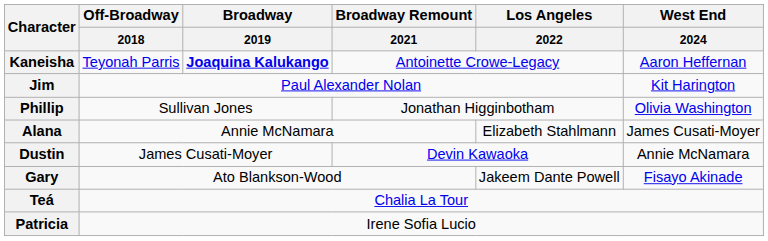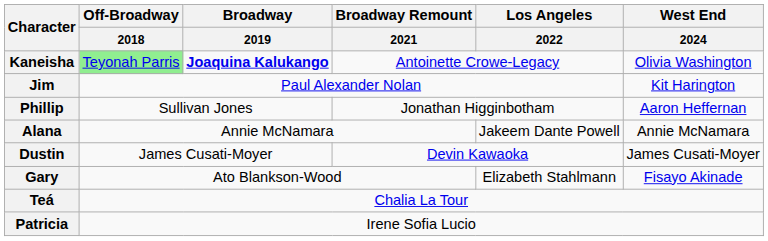(131, 62) no background -> (131, 62) lightgreen background
(693, 62) Aaron Heffernan -> (693, 62) Olivia Washington
(693, 108) Olivia Washington -> (693, 108) Aaron Heffernan
(549, 131) Elizabeth Stahlmann -> (549, 131) Jakeem Dante Powell
(693, 131) James Cusati-Moyer -> (693, 131) Annie McNamara
(693, 154) Annie McNamara -> (693, 154) James Cusati-Moyer
(549, 177) Jakeem Dante Powell -> (549, 177) Elizabeth Stahlmann
